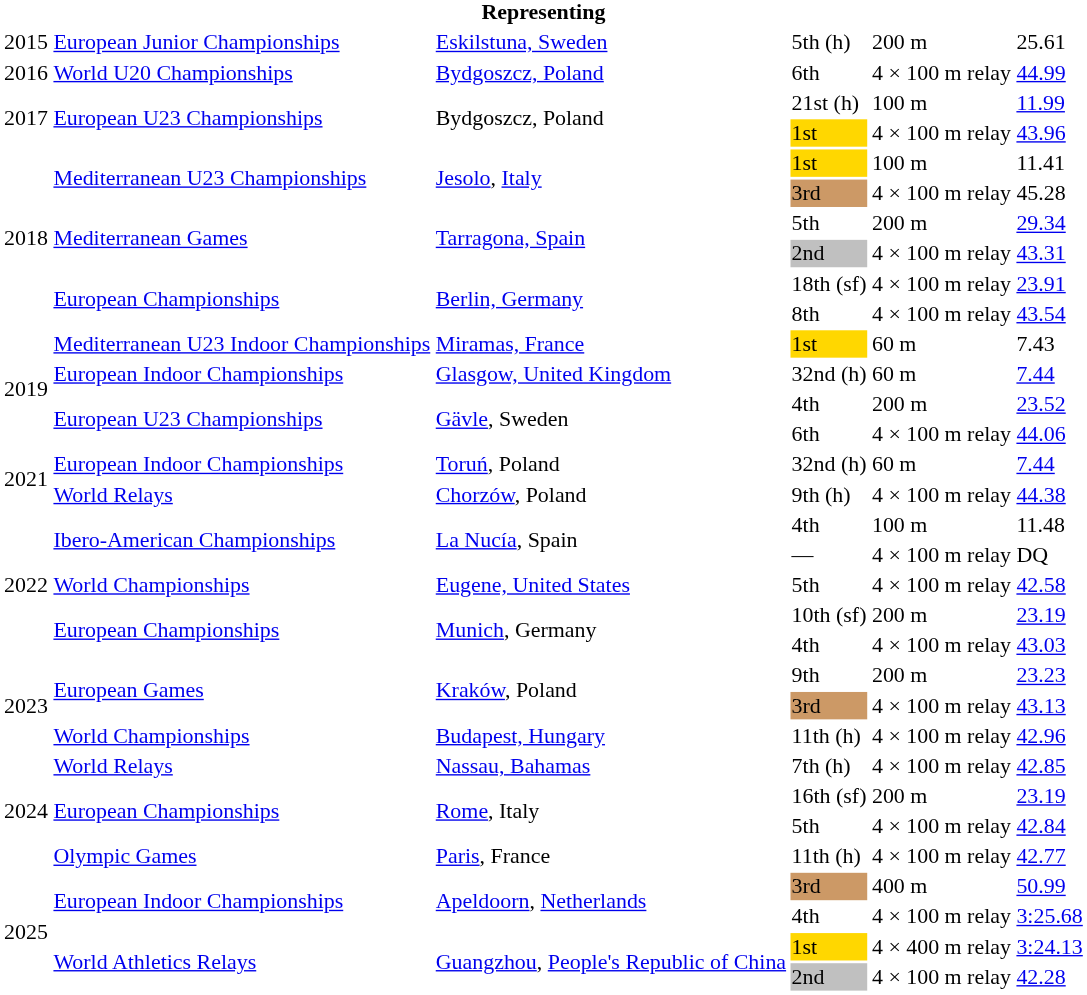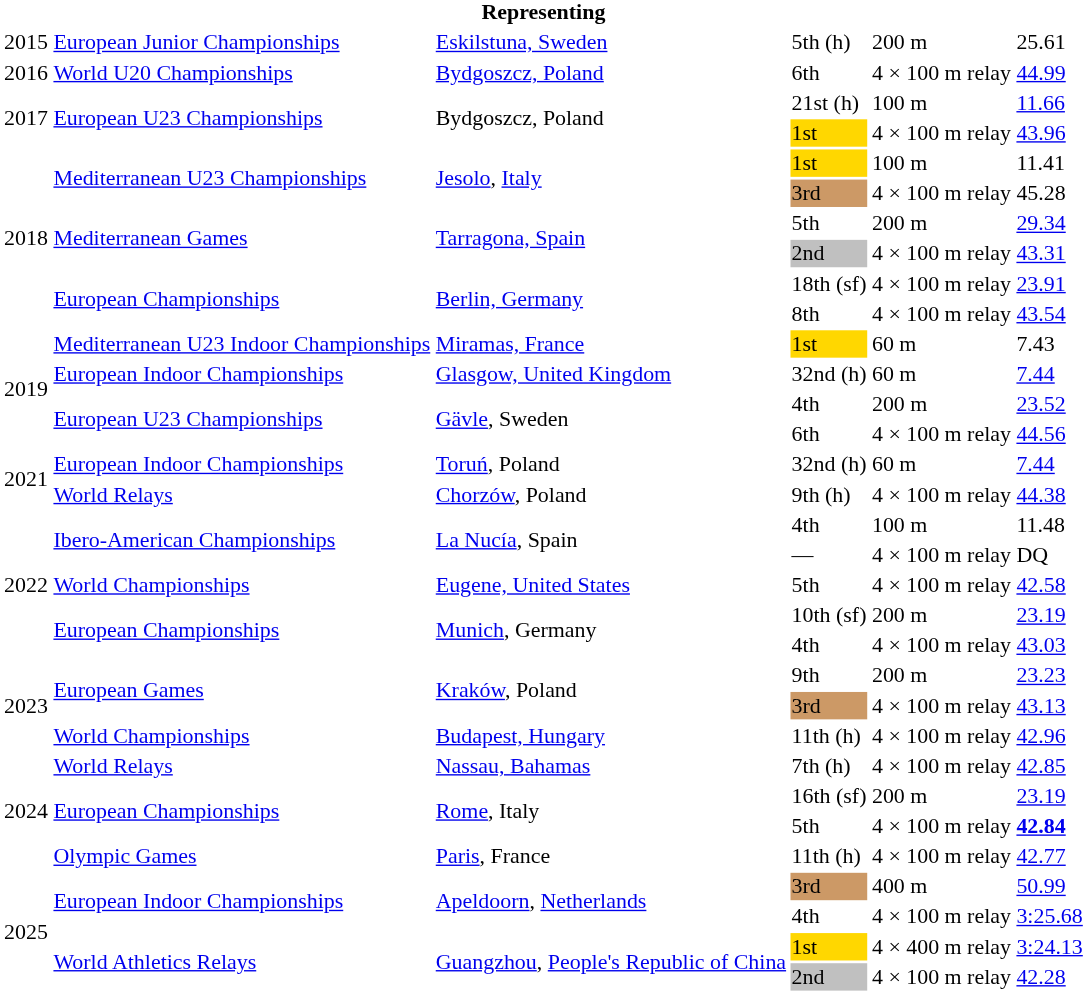(1041, 102) 11.99 -> (1041, 102) 11.66
(1041, 434) 44.06 -> (1041, 434) 44.56
(1041, 826) normal -> (1041, 826) bold
